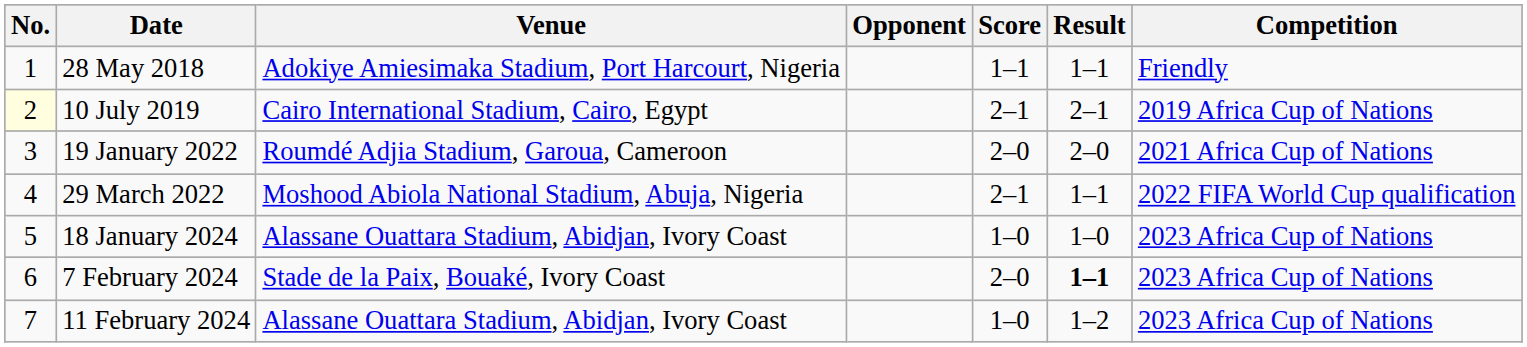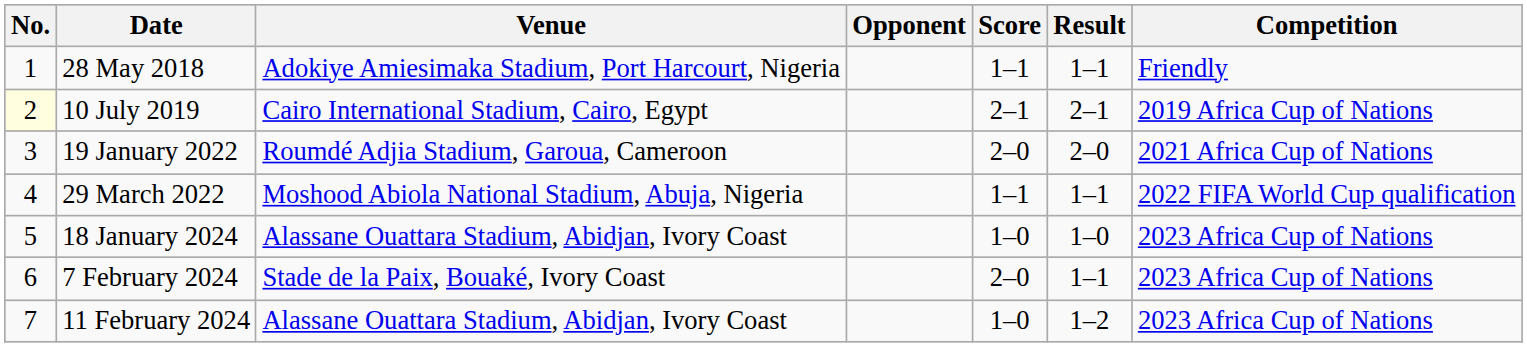(1010, 194) 2–1 -> (1010, 194) 1–1
(1089, 278) bold -> (1089, 278) normal
